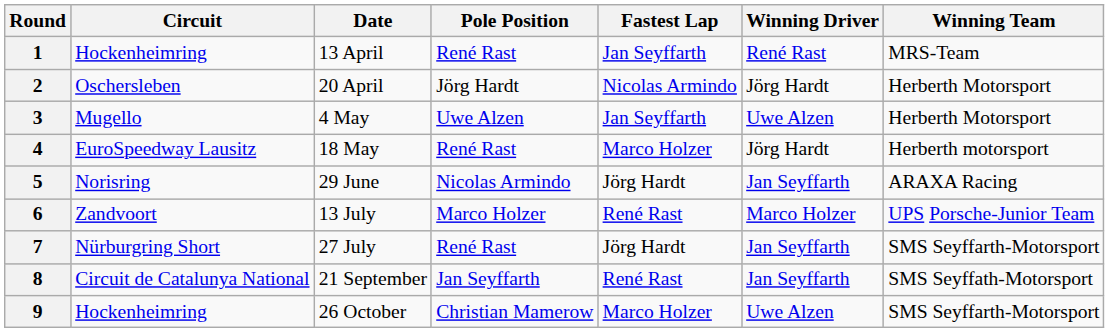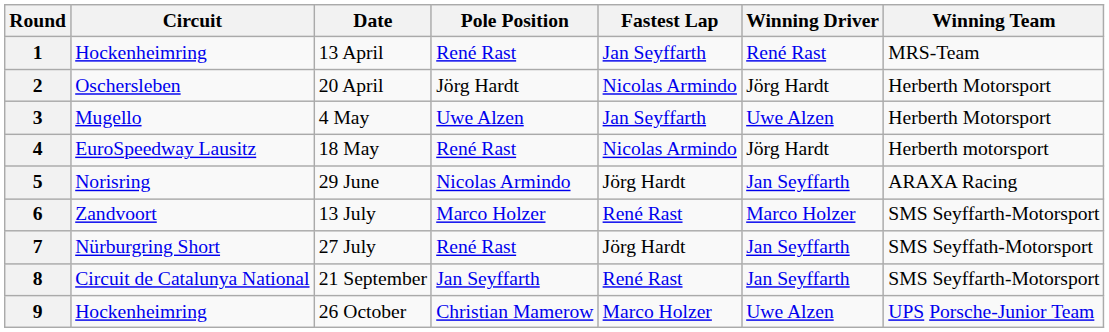(657, 149) Marco Holzer -> (670, 149) Nicolas Armindo
(991, 214) UPS Porsche-Junior Team -> (994, 214) SMS Seyffarth-Motorsport
(994, 246) SMS Seyffarth-Motorsport -> (991, 246) SMS Seyffath-Motorsport
(991, 278) SMS Seyffath-Motorsport -> (994, 278) SMS Seyffarth-Motorsport
(994, 311) SMS Seyffarth-Motorsport -> (991, 311) UPS Porsche-Junior Team
